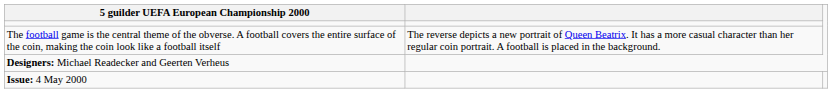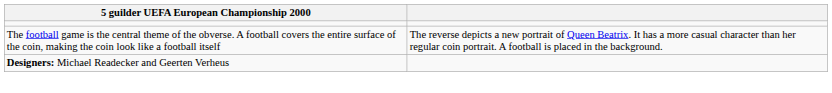- row: (47, 79)
